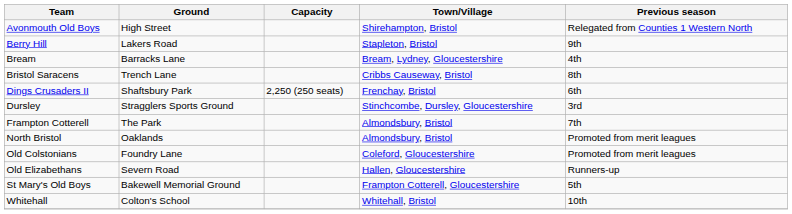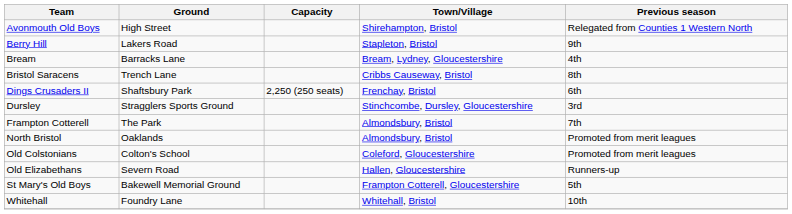(152, 153) Foundry Lane -> (155, 153) Colton's School
(155, 201) Colton's School -> (152, 201) Foundry Lane
